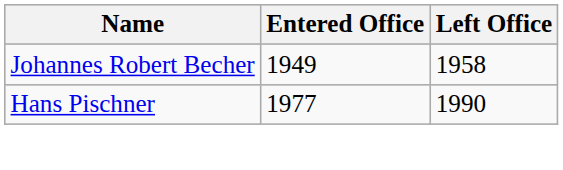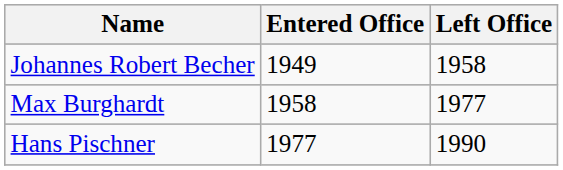+ row: (87, 104)
